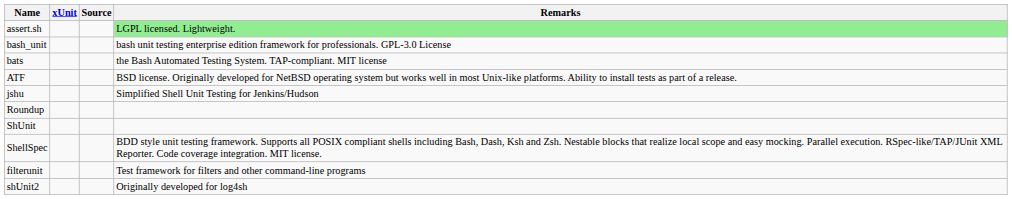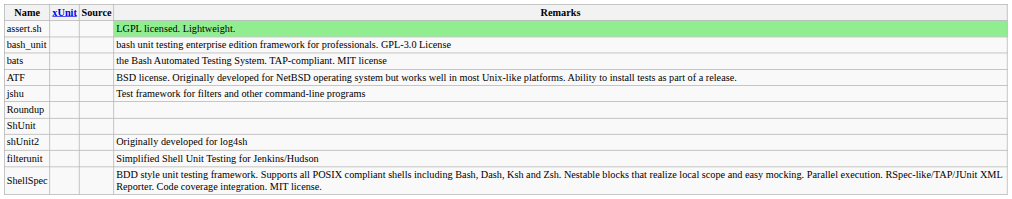(217, 93) Simplified Shell Unit Testing for Jenkins/Hudson -> (241, 93) Test framework for filters and other command-line programs
rows swapped: (23, 186) <-> (27, 148)
(241, 170) Test framework for filters and other command-line programs -> (217, 158) Simplified Shell Unit Testing for Jenkins/Hudson
